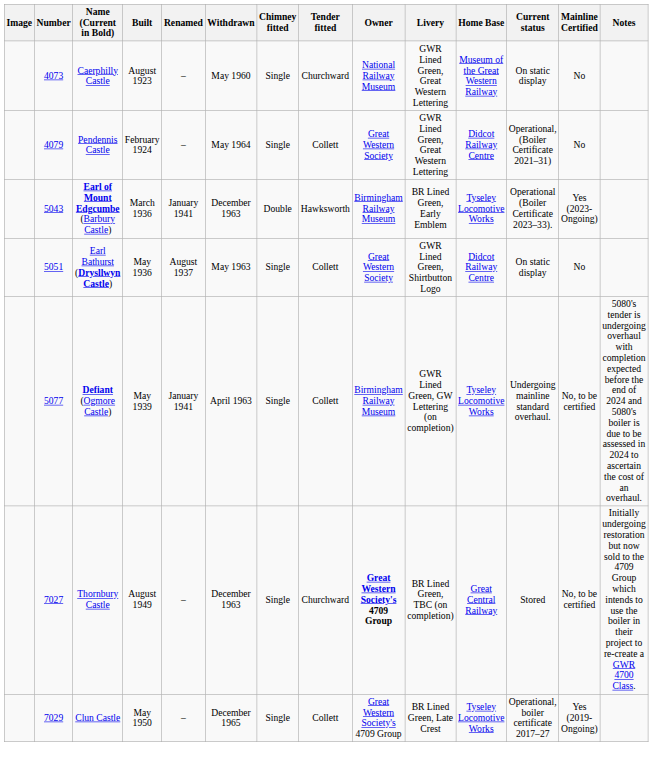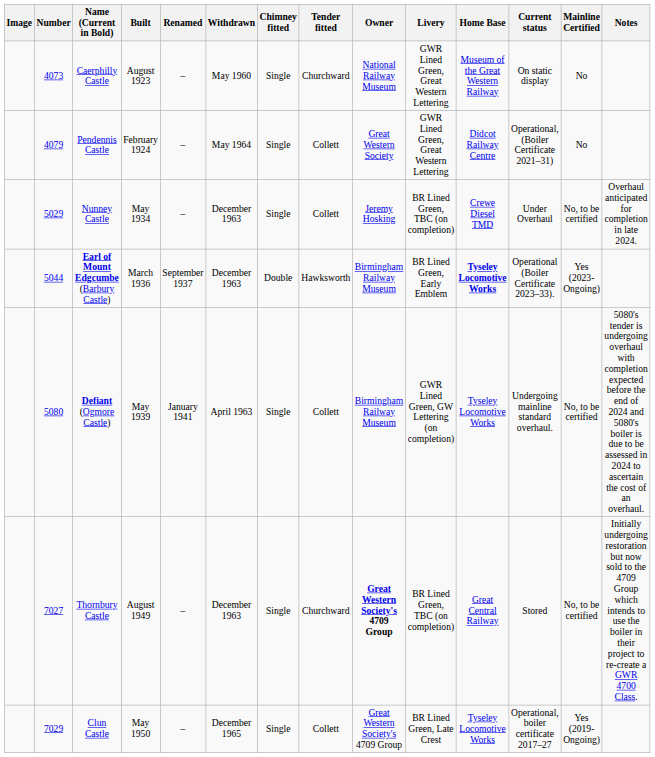+ row: (97, 214)
(54, 208) 5043 -> (54, 278) 5044
(183, 208) January 1941 -> (183, 278) September 1937
(481, 208) normal -> (483, 278) bold
- row: (98, 267)
(54, 401) 5077 -> (54, 412) 5080
